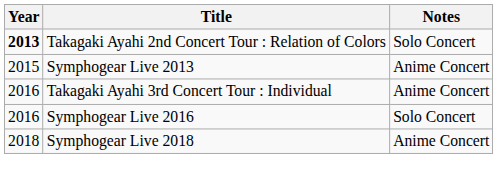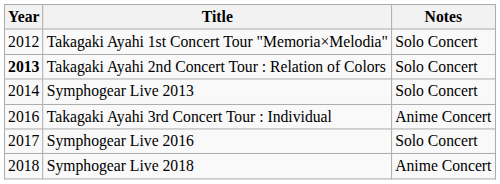+ row: (217, 41)
(24, 66) 2015 -> (24, 91) 2014
(441, 66) Anime Concert -> (436, 91) Solo Concert
(24, 116) 2016 -> (24, 141) 2017
